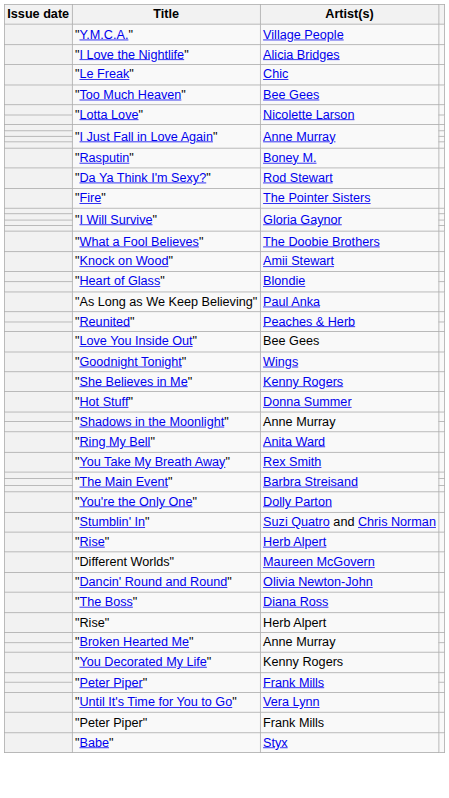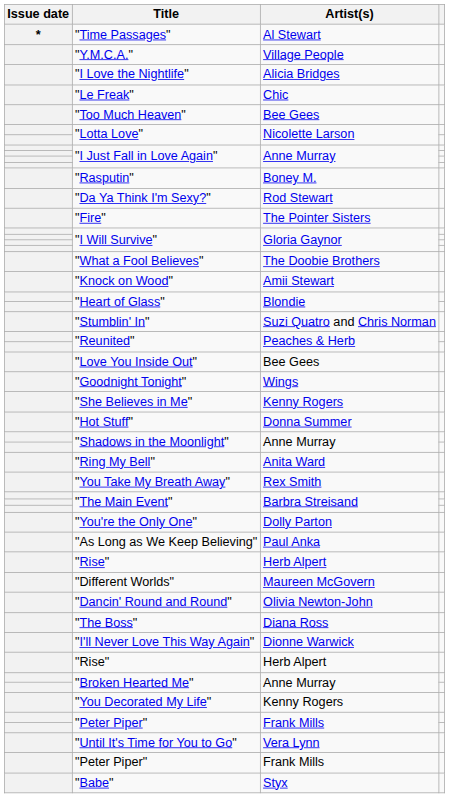+ row: (123, 34)
rows swapped: (112, 522) <-> (166, 301)
+ row: (165, 642)
